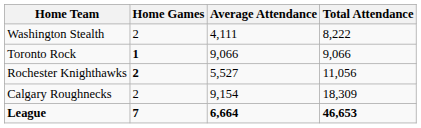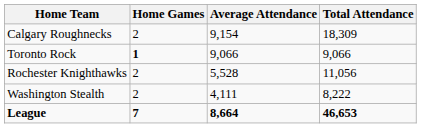rows swapped: (59, 93) <-> (56, 34)
(136, 73) bold -> (136, 73) normal
(224, 73) 5,527 -> (224, 73) 5,528
(224, 113) 6,664 -> (224, 113) 8,664
